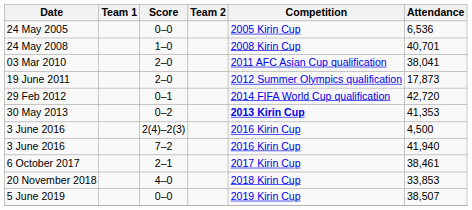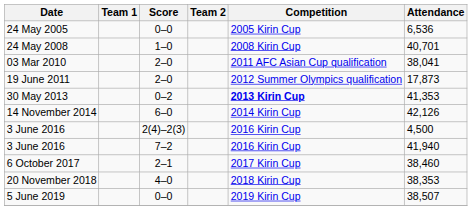- row: (36, 96)
+ row: (52, 113)
(423, 163) 38,461 -> (423, 163) 38,460
(423, 180) 33,853 -> (423, 180) 38,353
